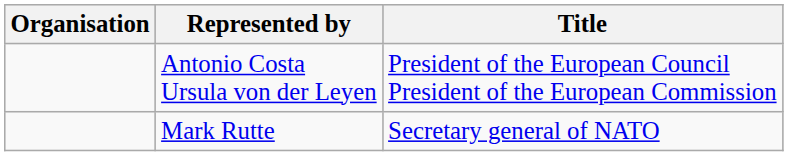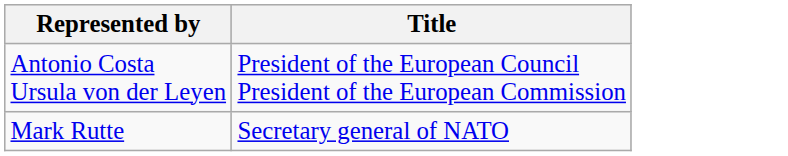- column: (80, 24)
